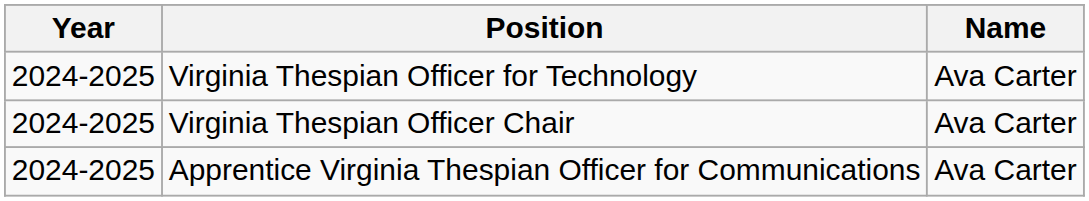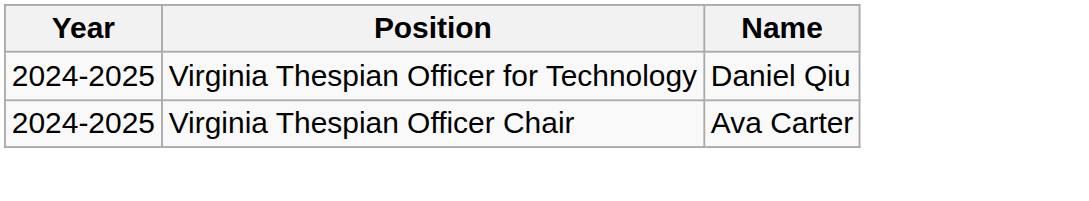(1005, 75) Ava Carter -> (781, 75) Daniel Qiu
- row: (545, 170)
